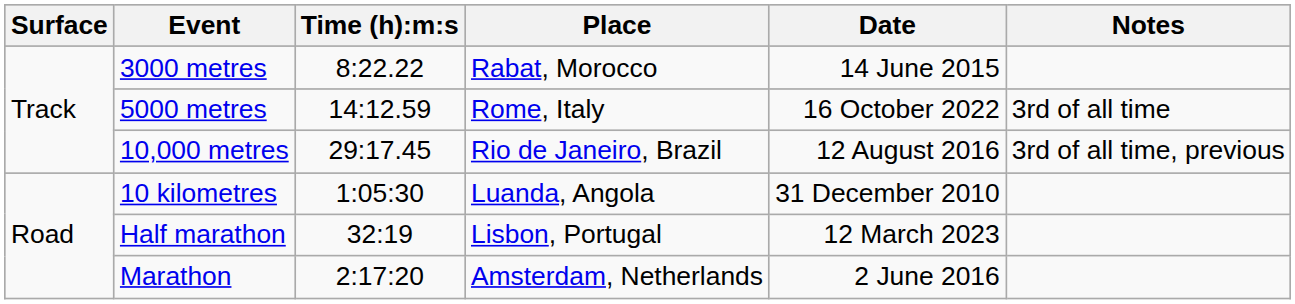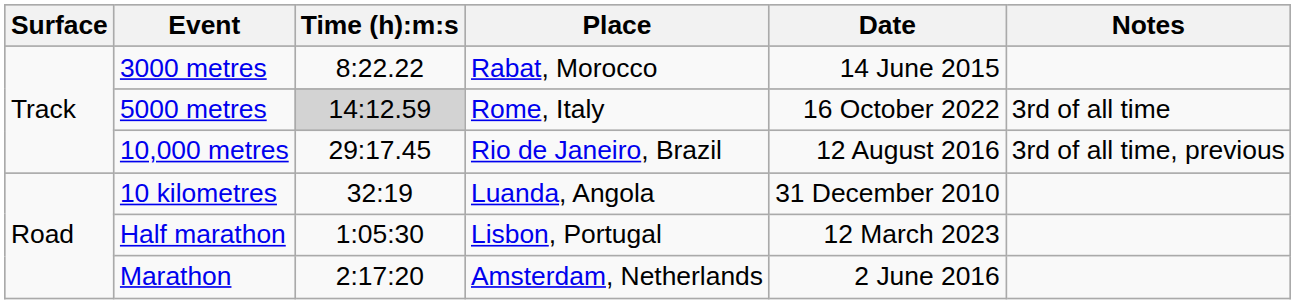(380, 109) no background -> (380, 109) lightgrey background
(380, 192) 1:05:30 -> (380, 192) 32:19
(380, 234) 32:19 -> (380, 234) 1:05:30
